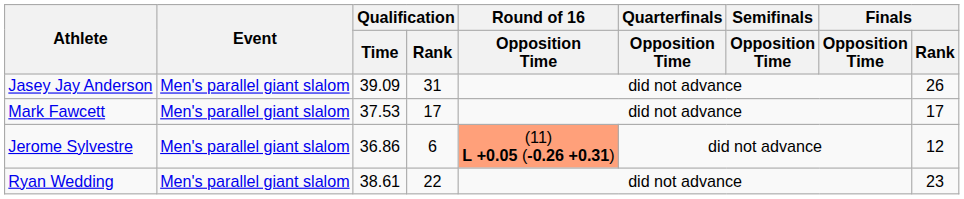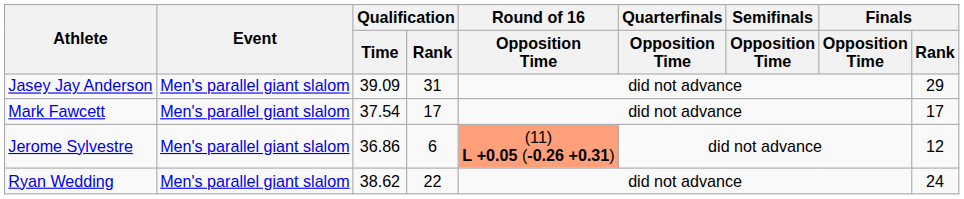(935, 87) 26 -> (935, 87) 29
(380, 112) 37.53 -> (380, 112) 37.54
(380, 181) 38.61 -> (380, 181) 38.62
(935, 181) 23 -> (935, 181) 24
